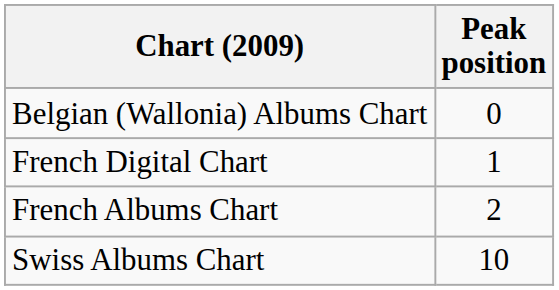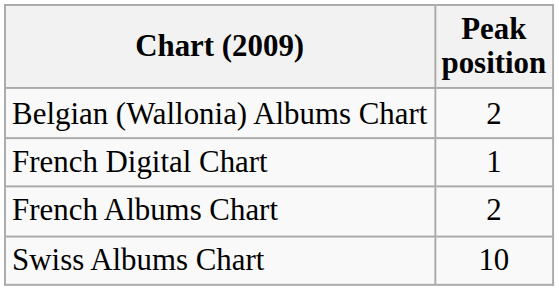(494, 112) 0 -> (494, 112) 2
